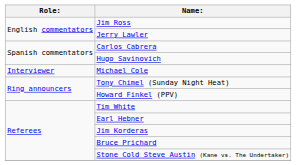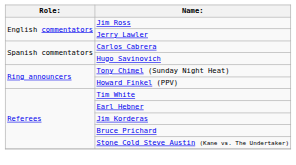- row: (122, 71)
